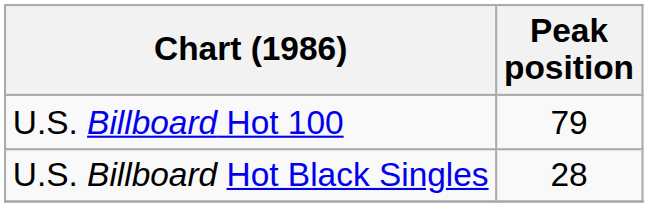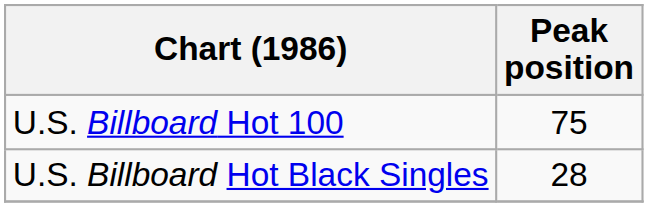(569, 121) 79 -> (569, 121) 75
